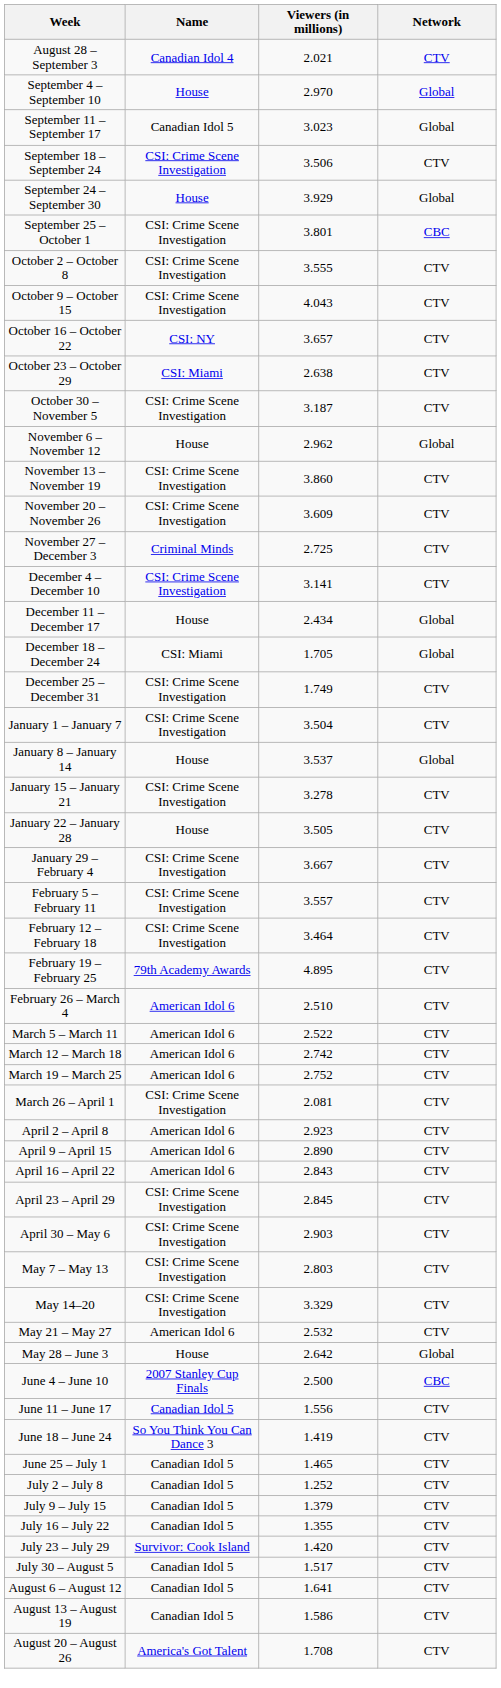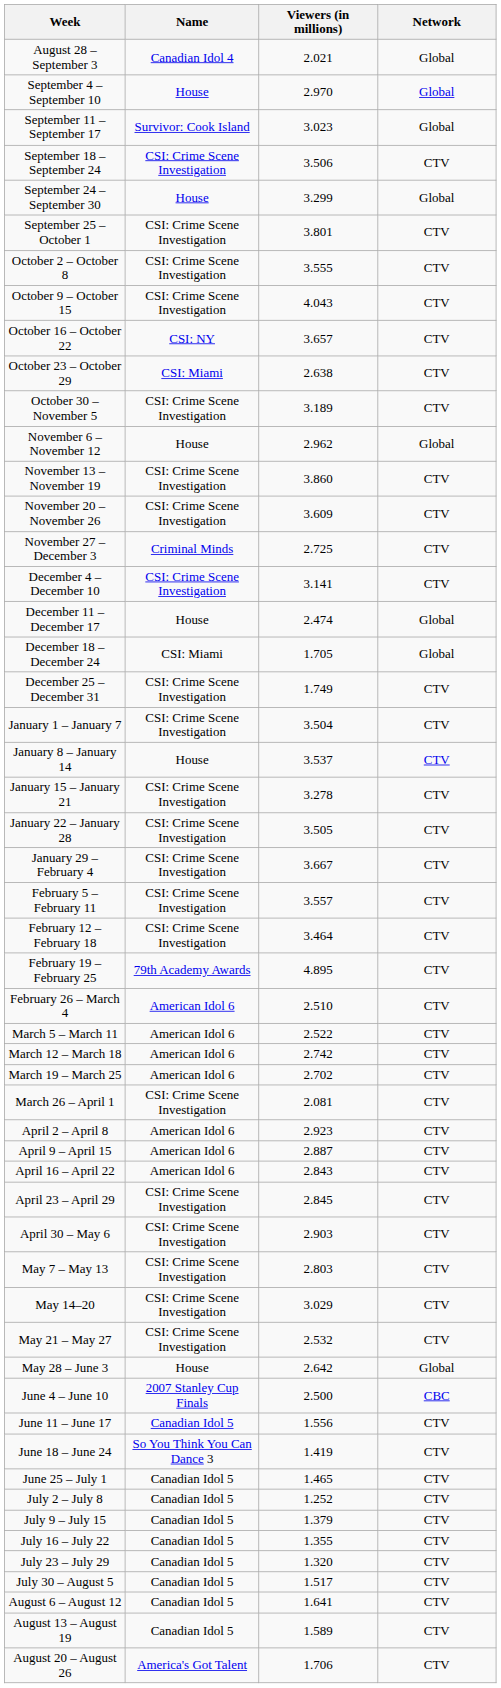(437, 57) CTV -> (437, 57) Global
(192, 127) Canadian Idol 5 -> (192, 127) Survivor: Cook Island
(318, 197) 3.929 -> (318, 197) 3.299
(437, 232) CBC -> (437, 232) CTV
(318, 408) 3.187 -> (318, 408) 3.189
(318, 619) 2.434 -> (318, 619) 2.474
(437, 759) Global -> (437, 759) CTV
(192, 830) House -> (192, 830) CSI: Crime Scene Investigation
(318, 1074) 2.752 -> (318, 1074) 2.702
(318, 1151) 2.890 -> (318, 1151) 2.887
(318, 1304) 3.329 -> (318, 1304) 3.029
(192, 1332) American Idol 6 -> (192, 1339) CSI: Crime Scene Investigation
(192, 1546) Survivor: Cook Island -> (192, 1561) Canadian Idol 5
(318, 1546) 1.420 -> (318, 1561) 1.320
(318, 1615) 1.586 -> (318, 1630) 1.589
(318, 1650) 1.708 -> (318, 1665) 1.706
